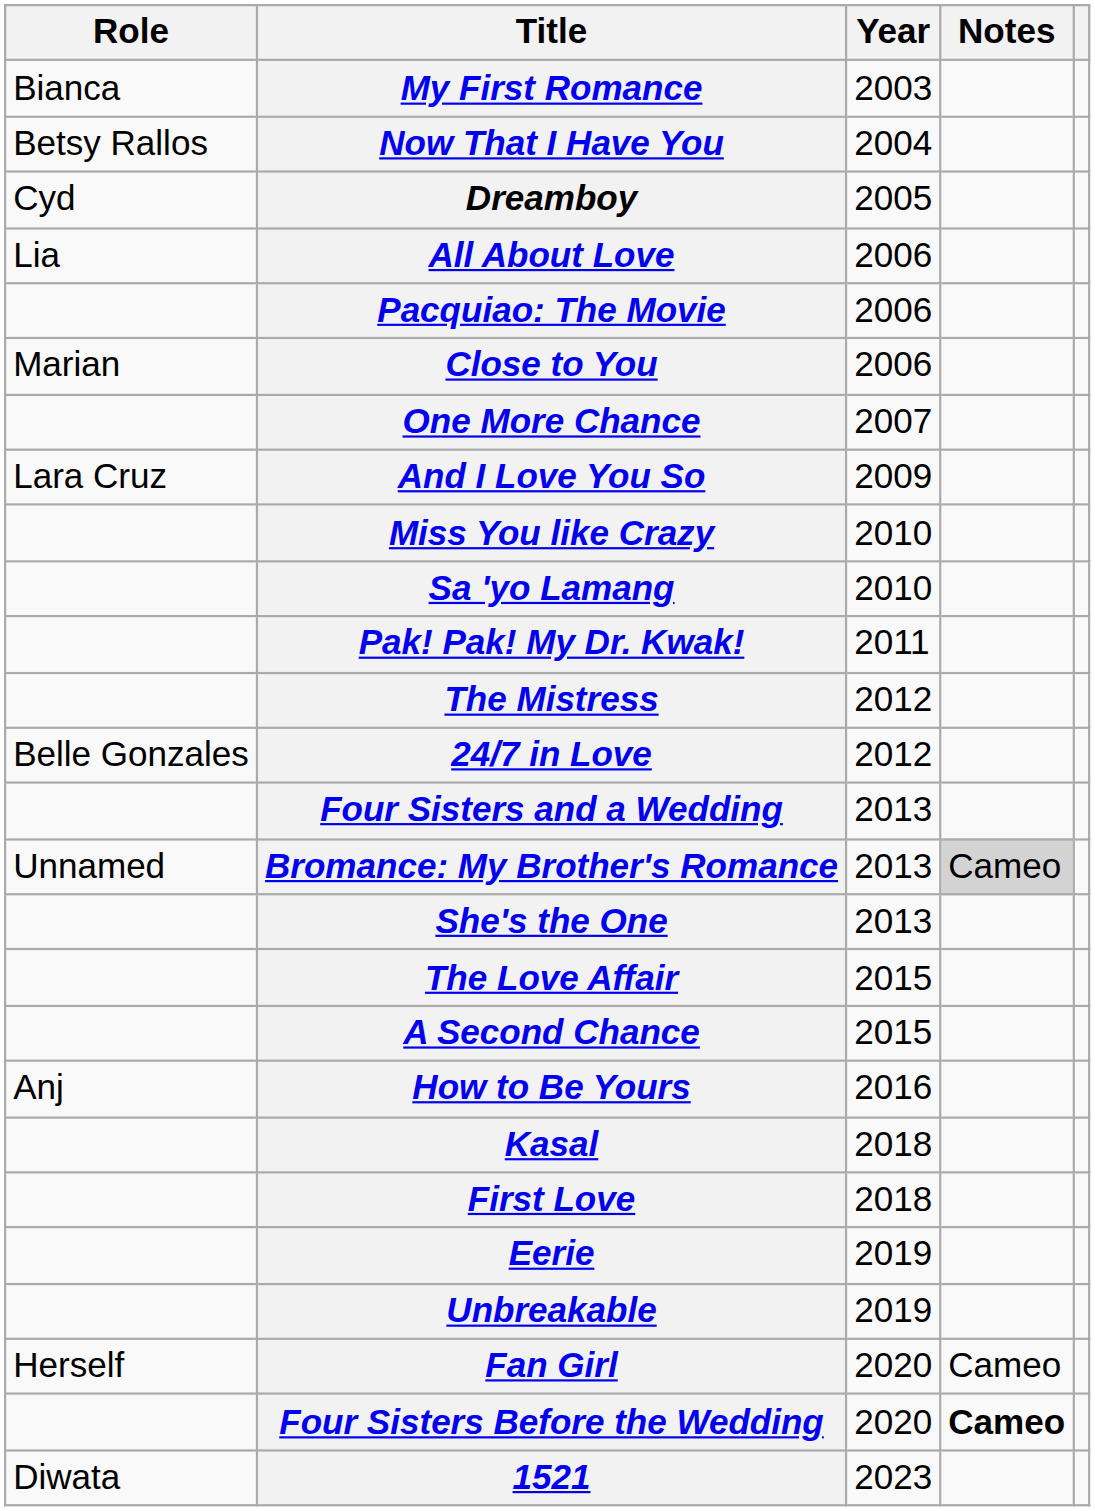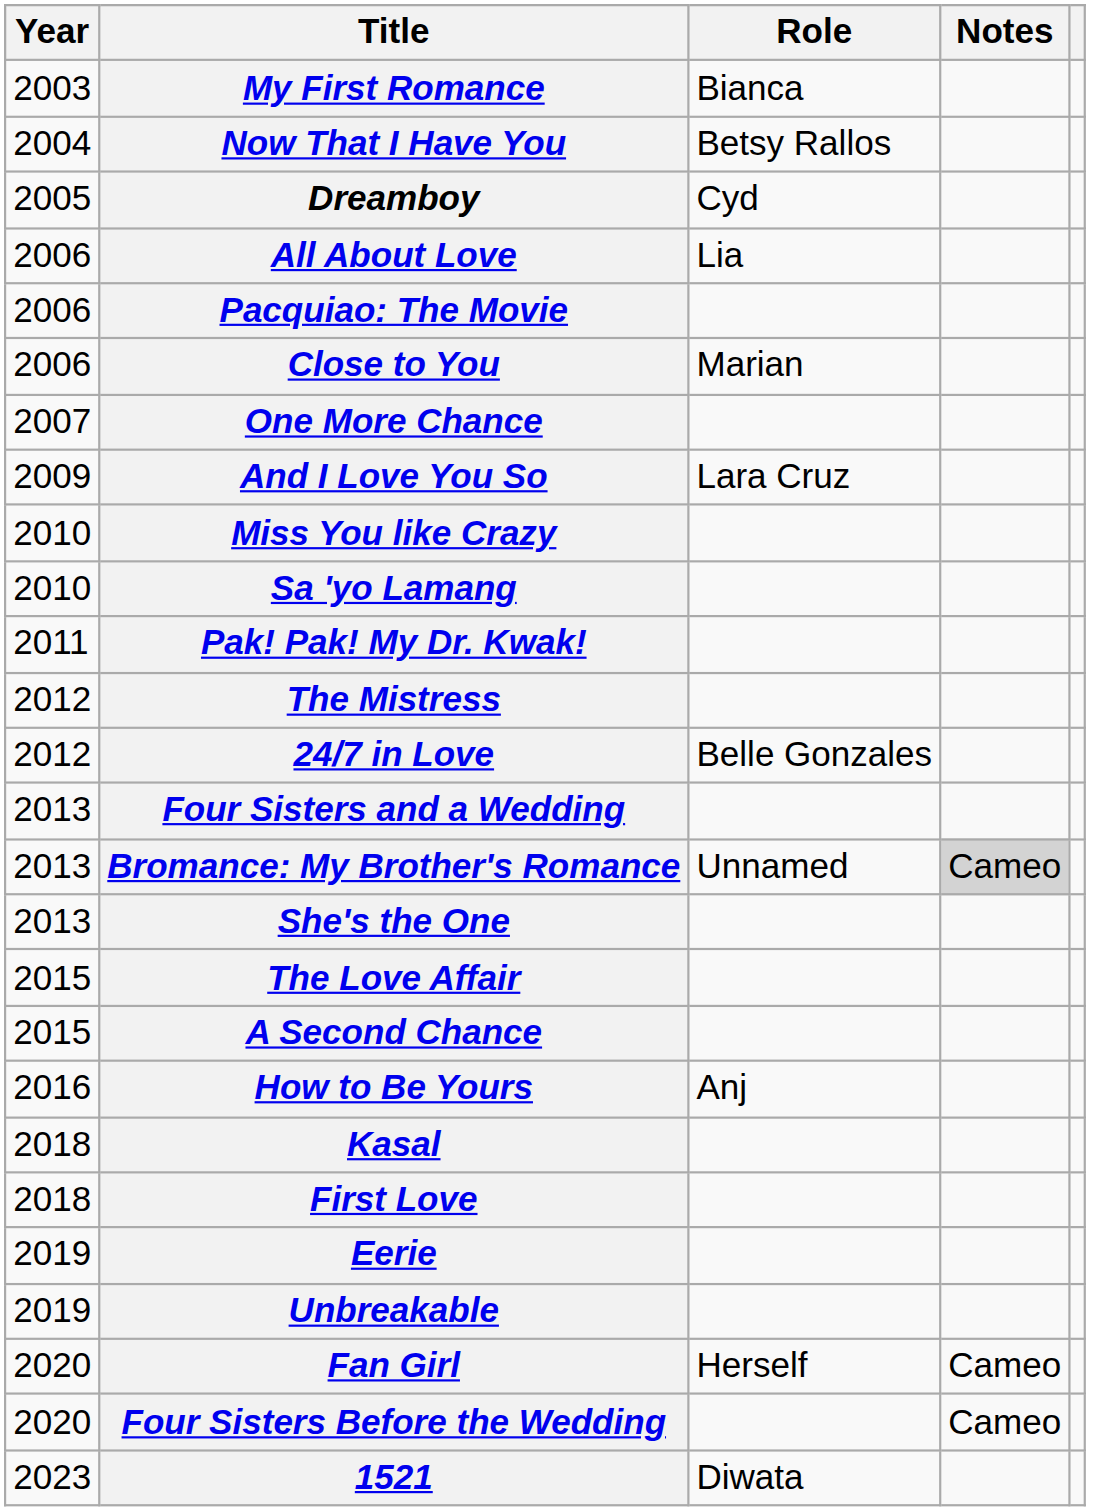columns swapped: (893, 32) <-> (131, 32)
(1007, 1421) bold -> (1005, 1421) normal
